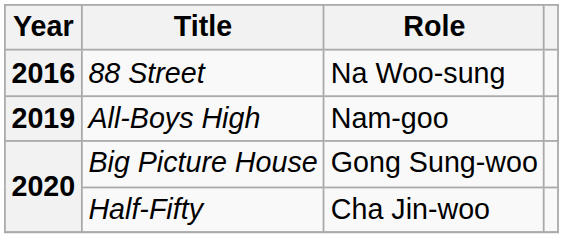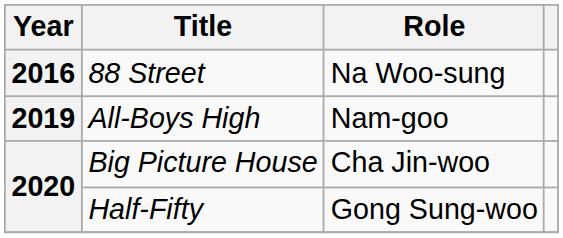(434, 163) Gong Sung-woo -> (410, 163) Cha Jin-woo
(410, 208) Cha Jin-woo -> (434, 208) Gong Sung-woo
